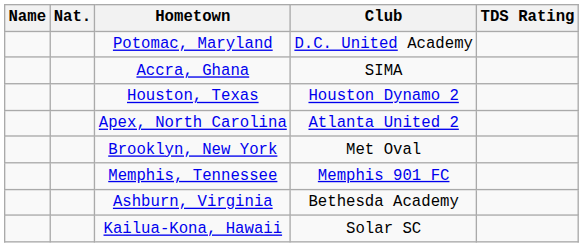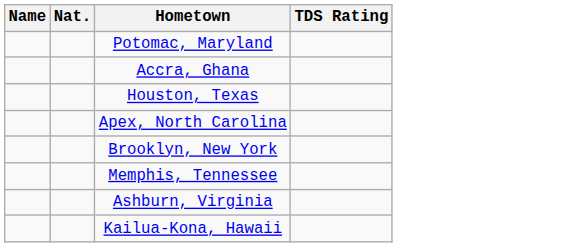- column: (384, 18)
